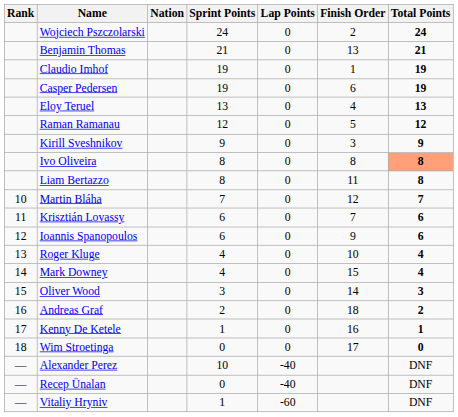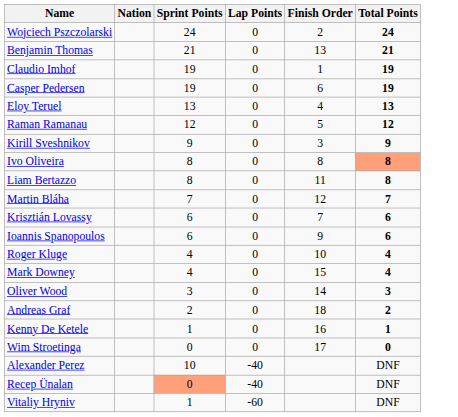- column: (21, 13)
(222, 384) no background -> (190, 384) lightsalmon background
